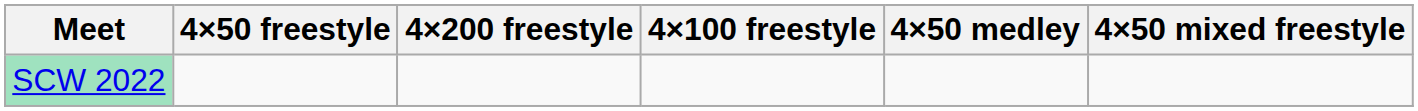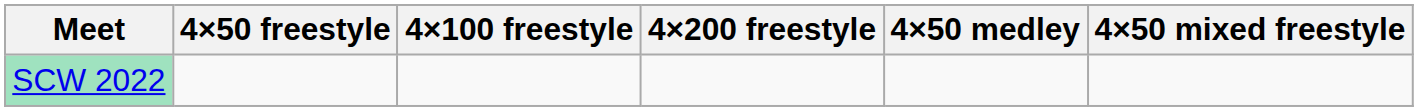columns swapped: (762, 29) <-> (519, 29)
